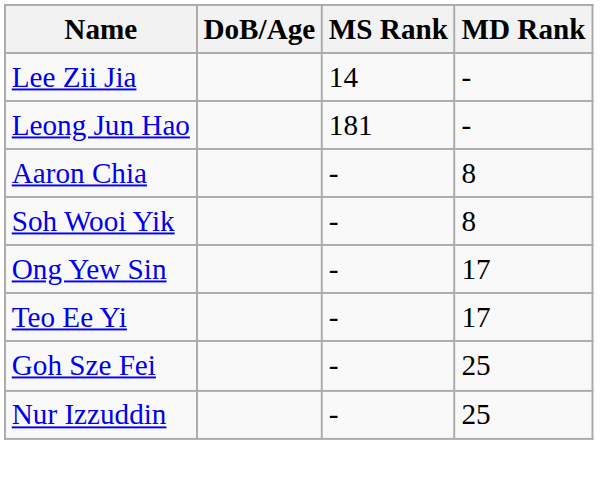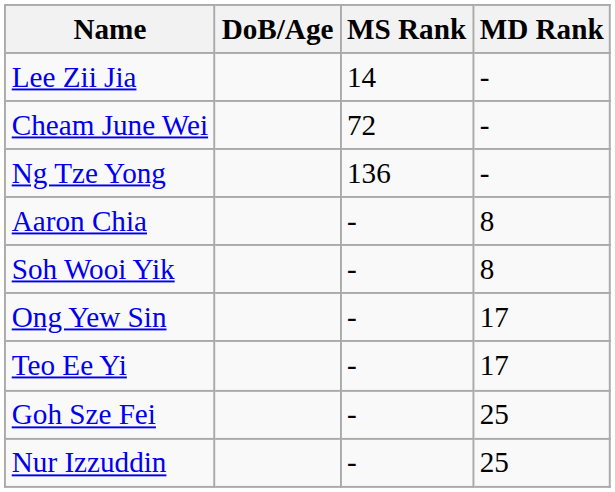+ row: (110, 124)
+ row: (89, 173)
- row: (101, 124)
